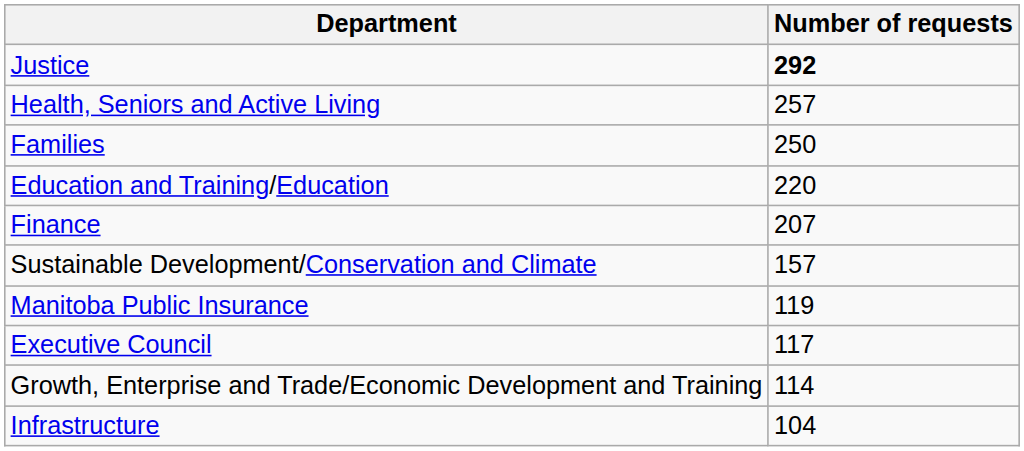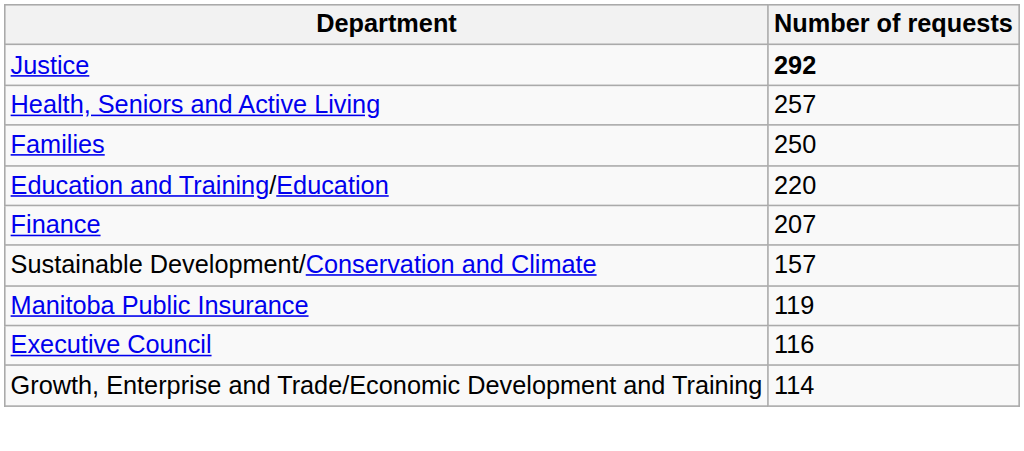(794, 345) 117 -> (794, 345) 116
- row: (85, 425)
